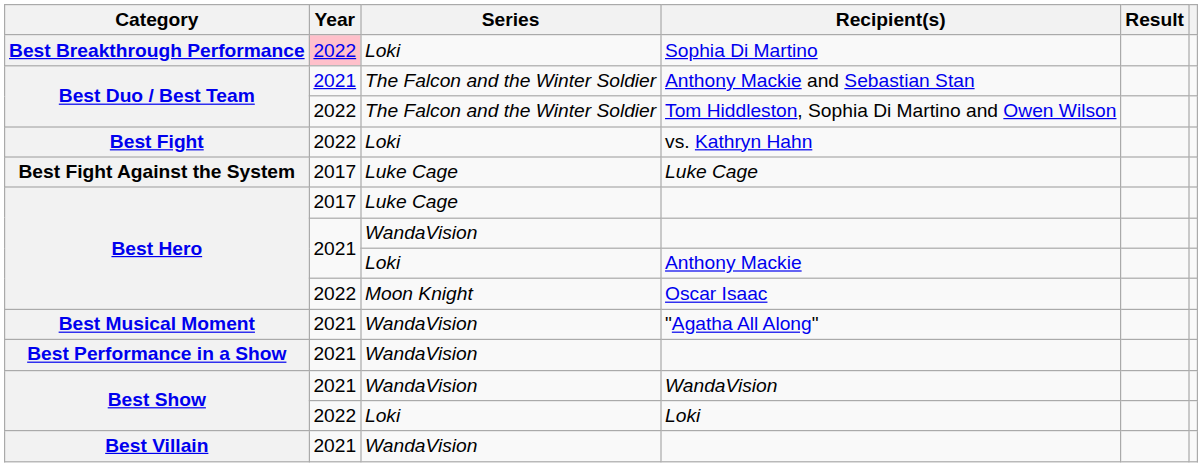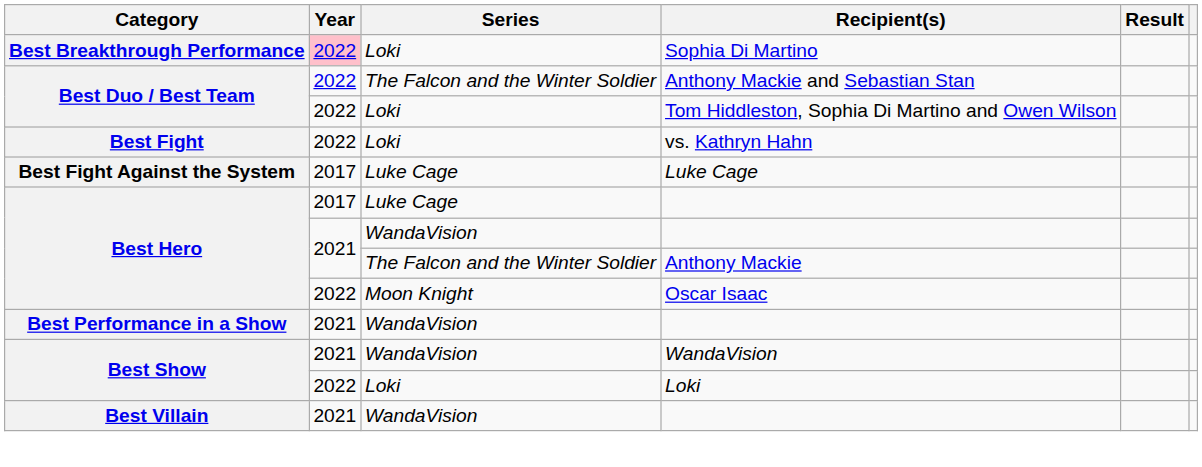(335, 80) 2021 -> (335, 80) 2022
(511, 111) The Falcon and the Winter Soldier -> (383, 111) Loki
(383, 263) Loki -> (511, 263) The Falcon and the Winter Soldier
- row: (157, 324)
